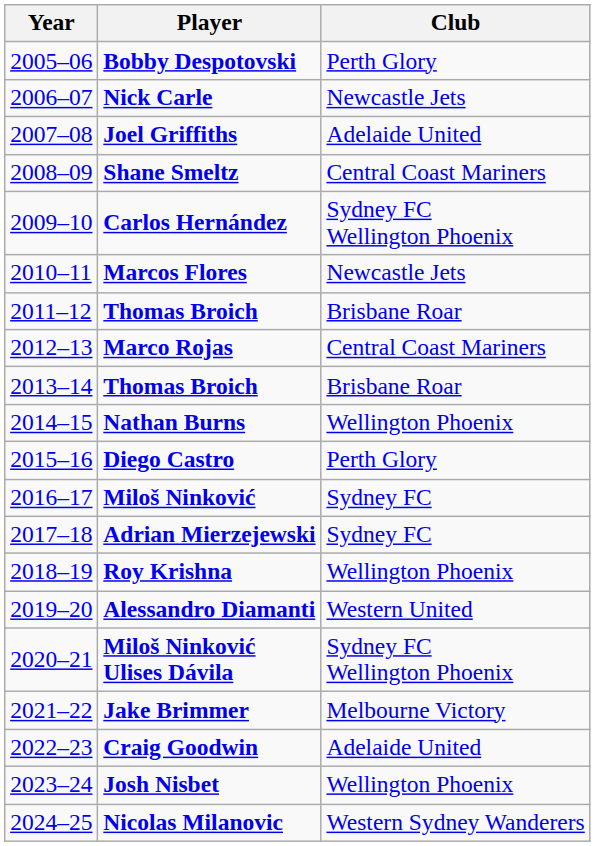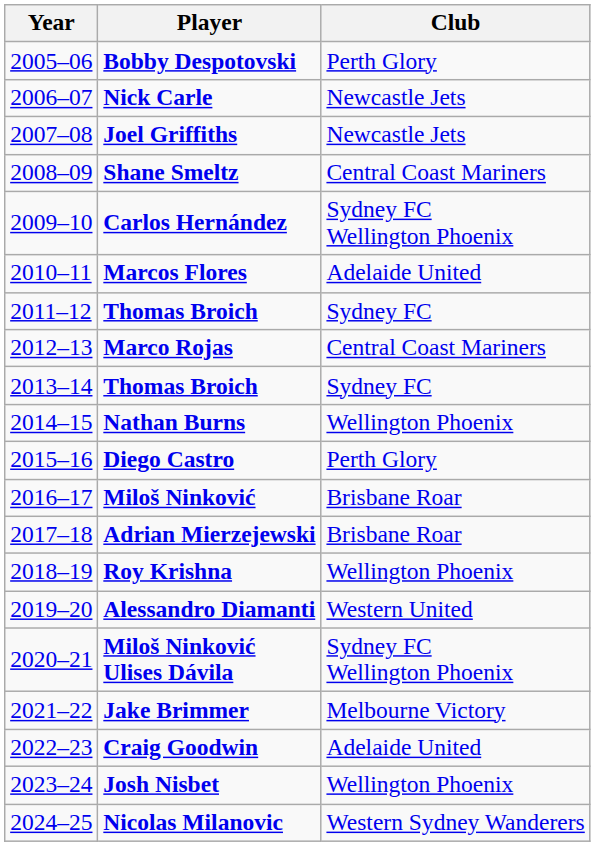(404, 135) Adelaide United -> (396, 135) Newcastle Jets
(396, 273) Newcastle Jets -> (404, 273) Adelaide United
(394, 310) Brisbane Roar -> (379, 310) Sydney FC
(394, 385) Brisbane Roar -> (379, 385) Sydney FC
(379, 497) Sydney FC -> (394, 497) Brisbane Roar
(379, 534) Sydney FC -> (394, 534) Brisbane Roar
